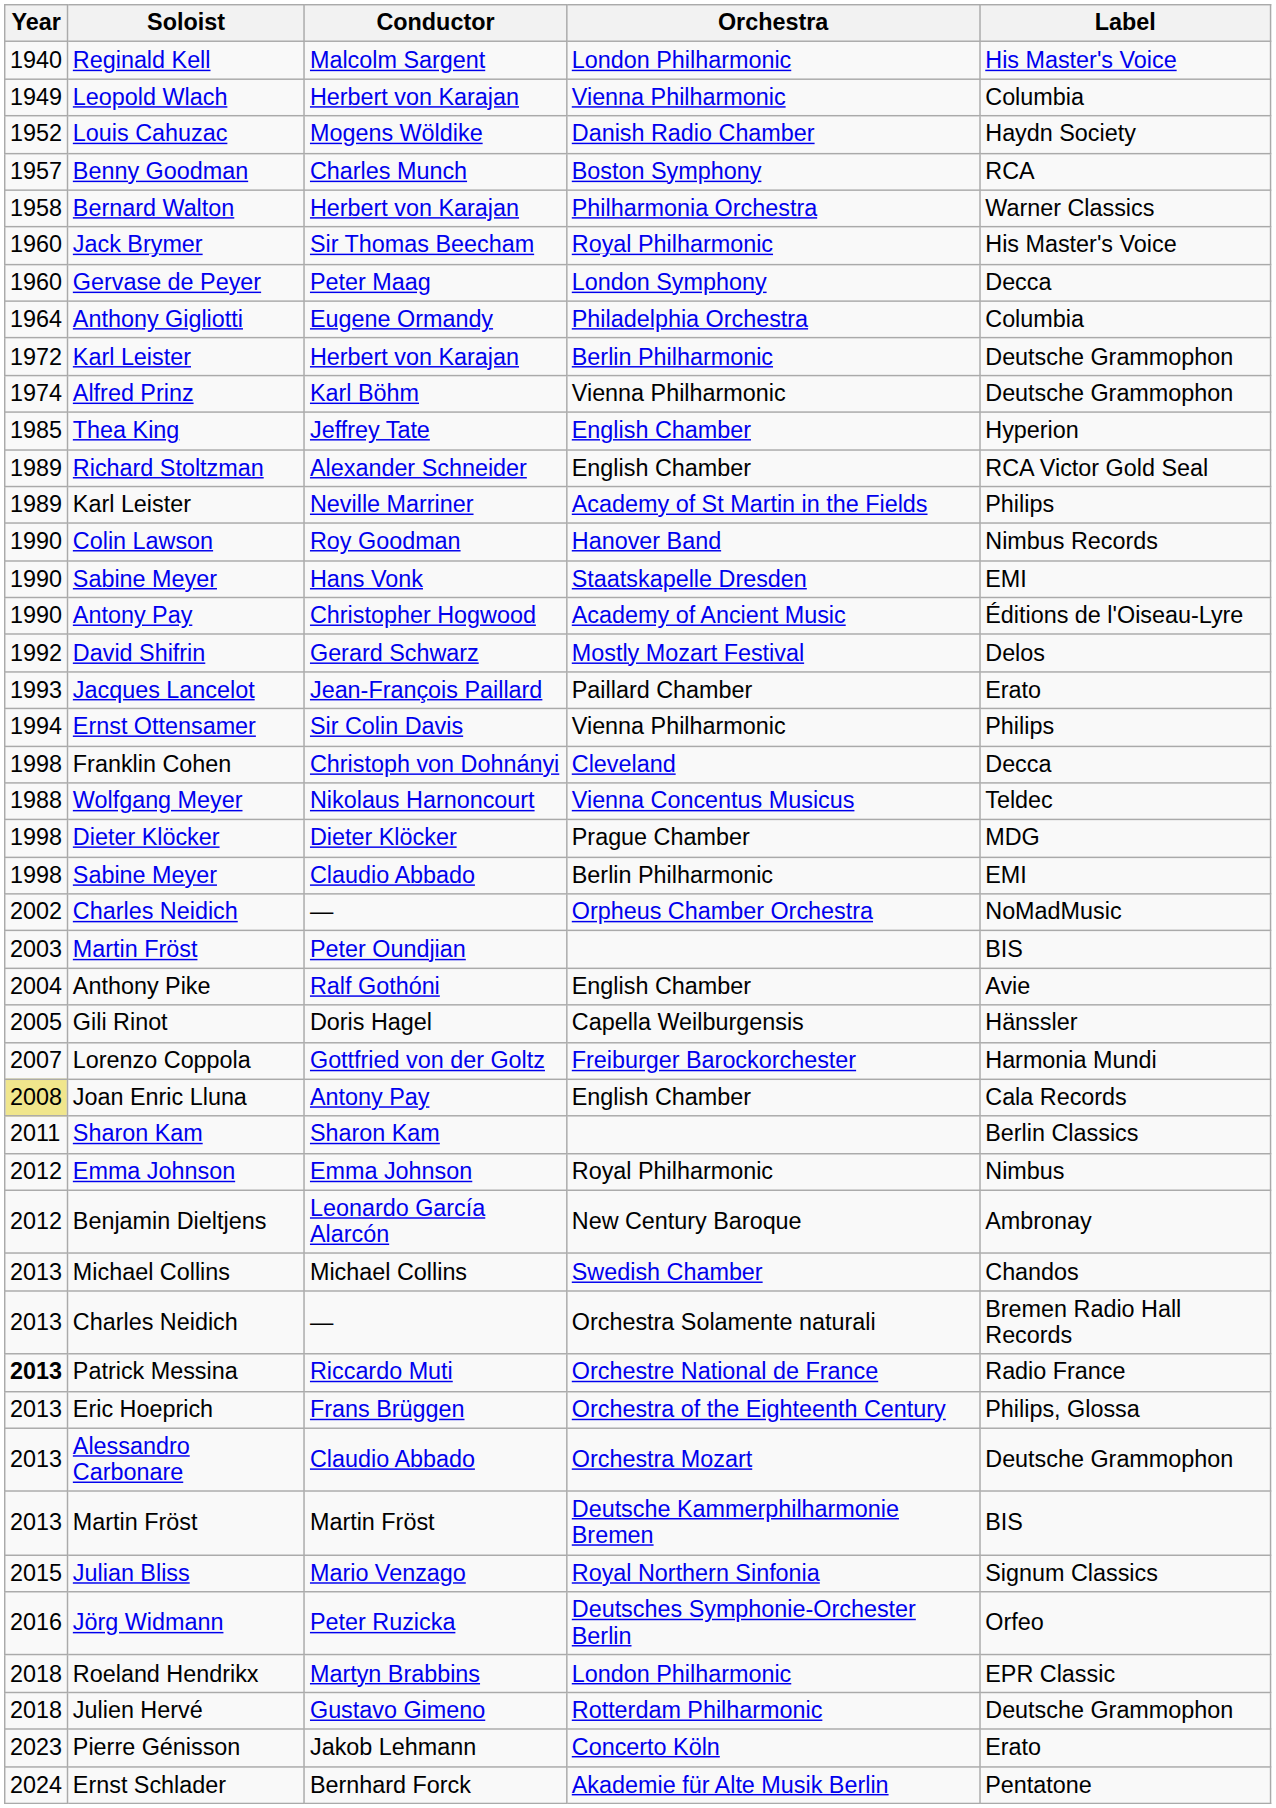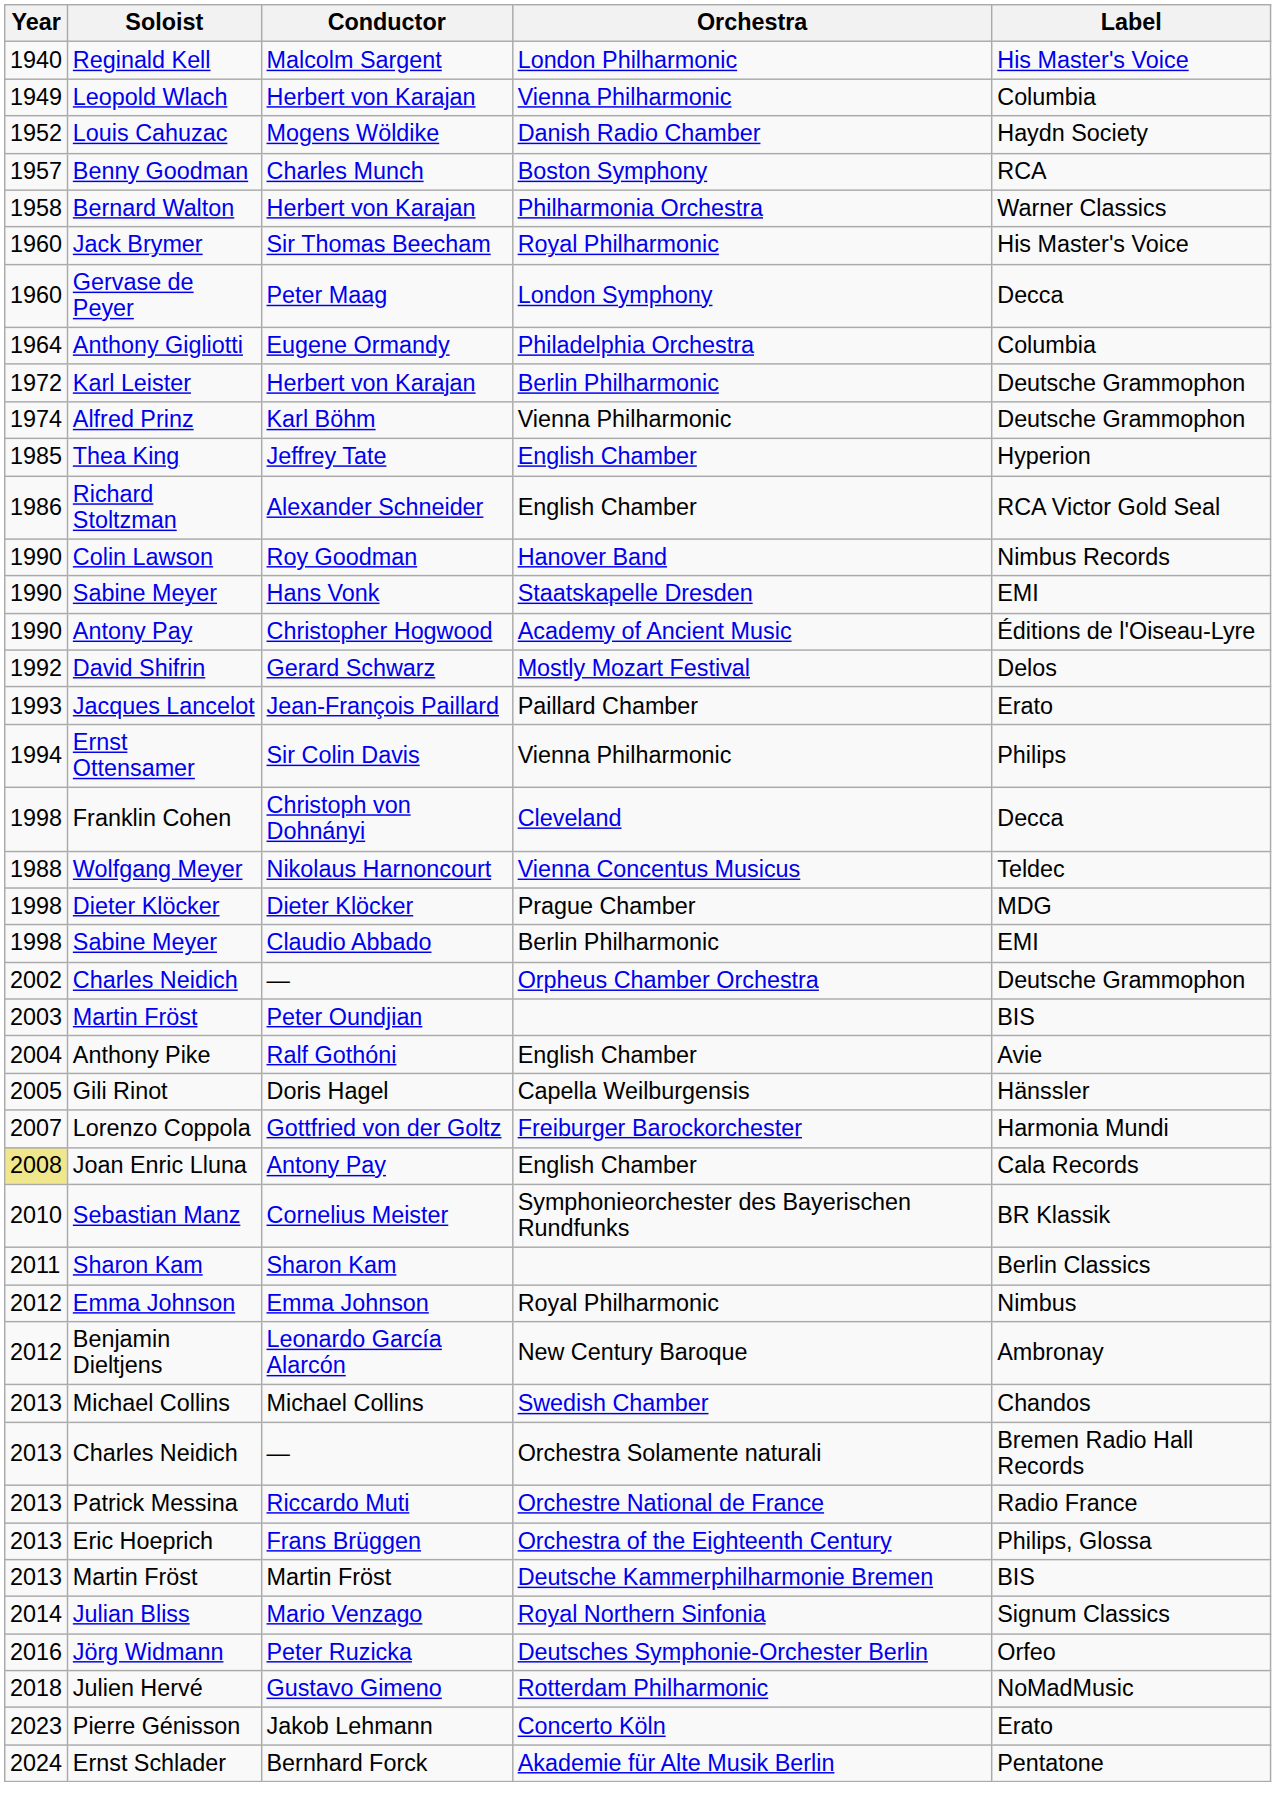(36, 467) 1989 -> (36, 507) 1986
- row: (132, 504)
(1053, 912) NoMadMusic -> (1121, 980) Deutsche Grammophon
+ row: (157, 1215)
(36, 1372) bold -> (36, 1503) normal
- row: (131, 1459)
(36, 1572) 2015 -> (36, 1614) 2014
- row: (166, 1673)
(1109, 1710) Deutsche Grammophon -> (1065, 1688) NoMadMusic
